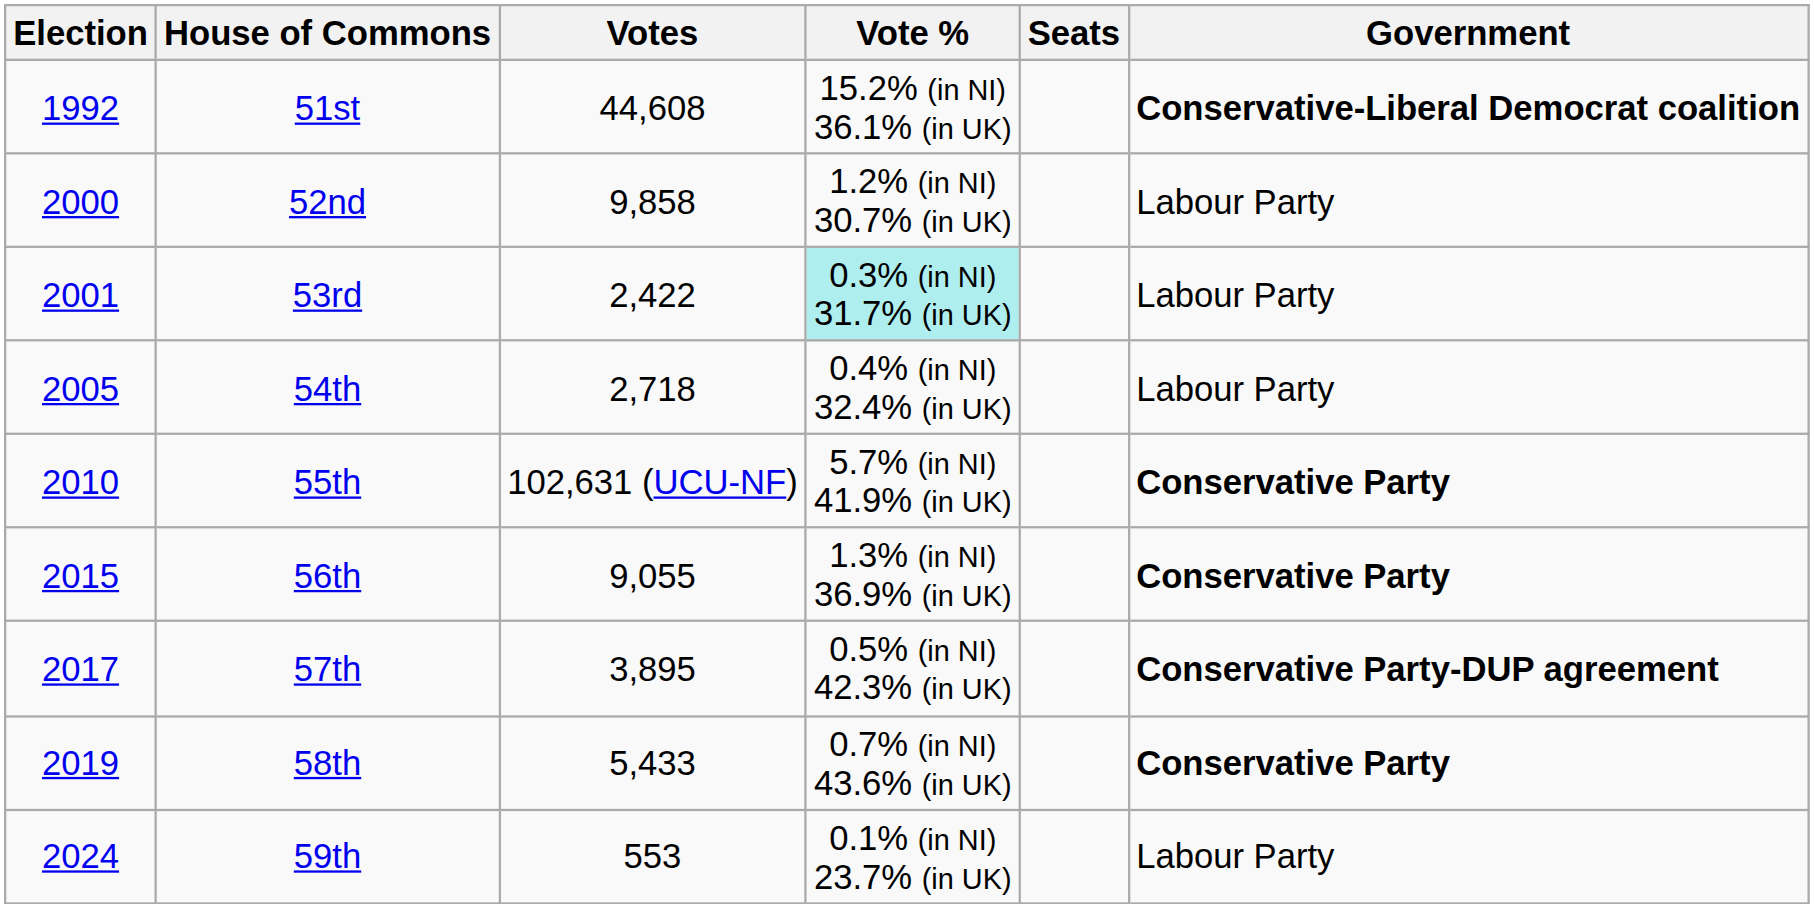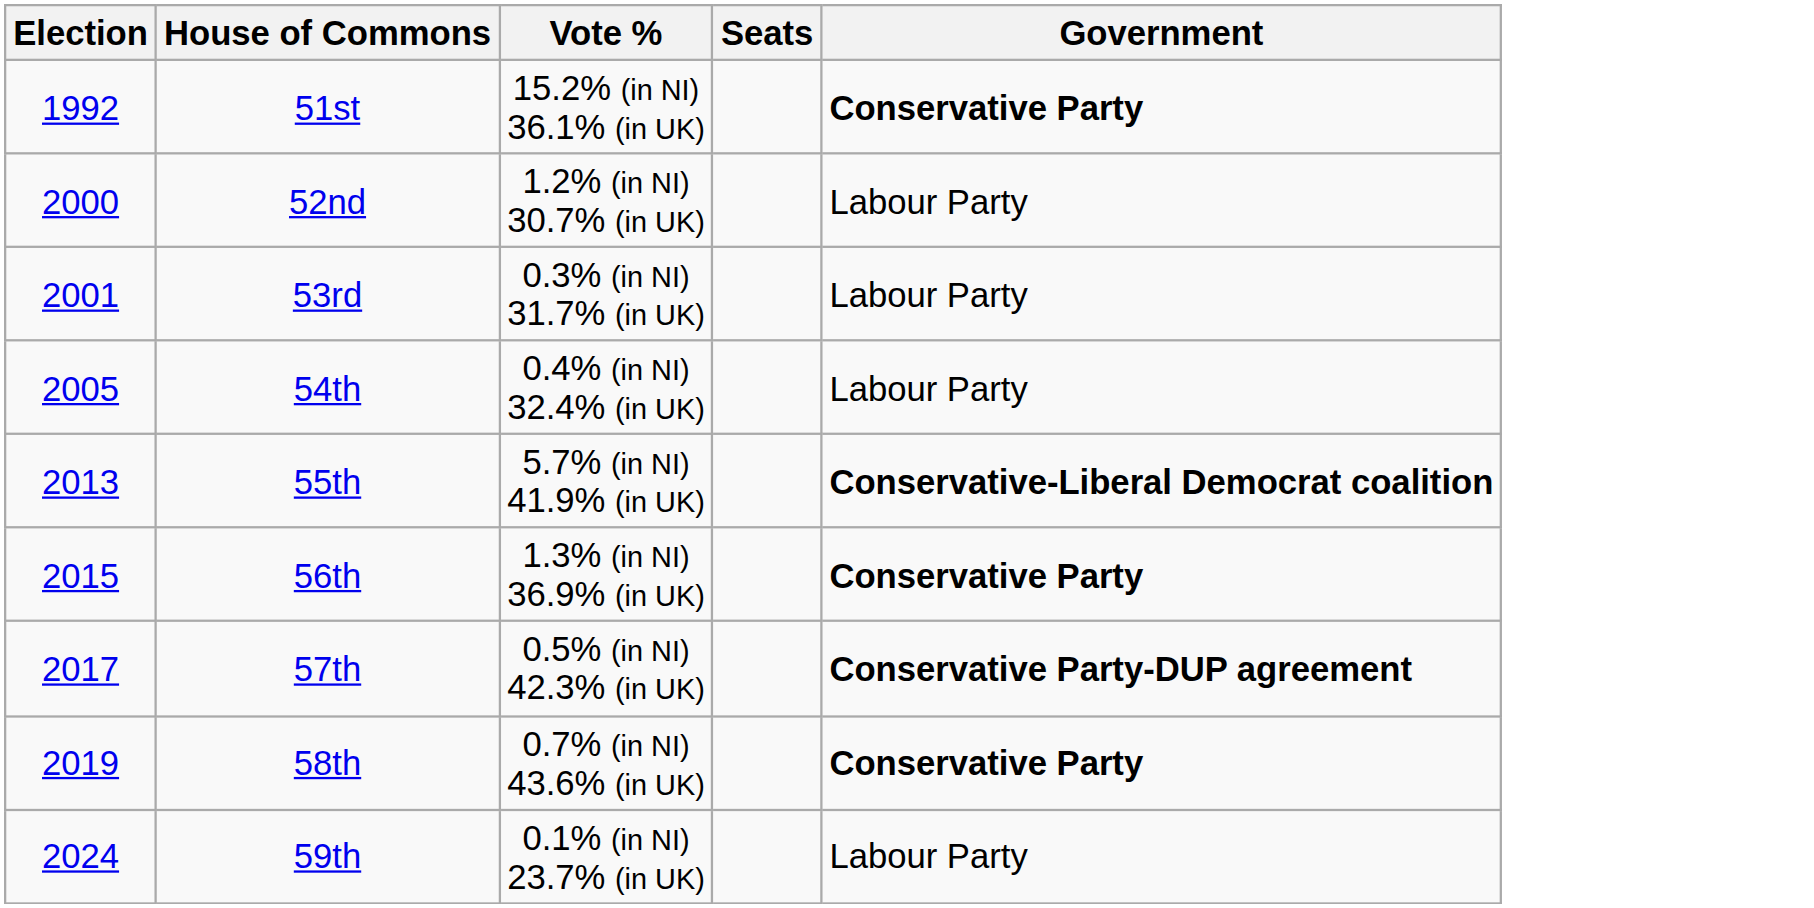- column: (652, 33)
(1468, 107) Conservative-Liberal Democrat coalition -> (986, 107) Conservative Party
(913, 294) paleturquoise background -> (606, 294) no background
(81, 481) 2010 -> (81, 481) 2013
(1293, 481) Conservative Party -> (1161, 481) Conservative-Liberal Democrat coalition
